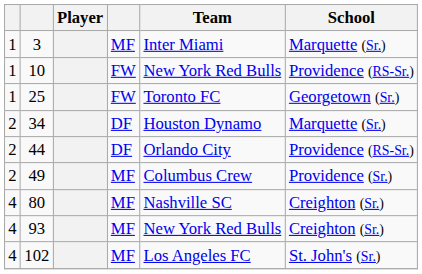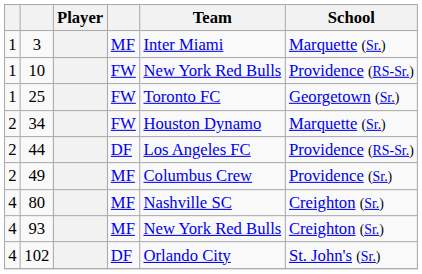(121, 123) DF -> (123, 123) FW
(187, 149) Orlando City -> (197, 149) Los Angeles FC
(123, 255) MF -> (121, 255) DF
(197, 255) Los Angeles FC -> (187, 255) Orlando City
